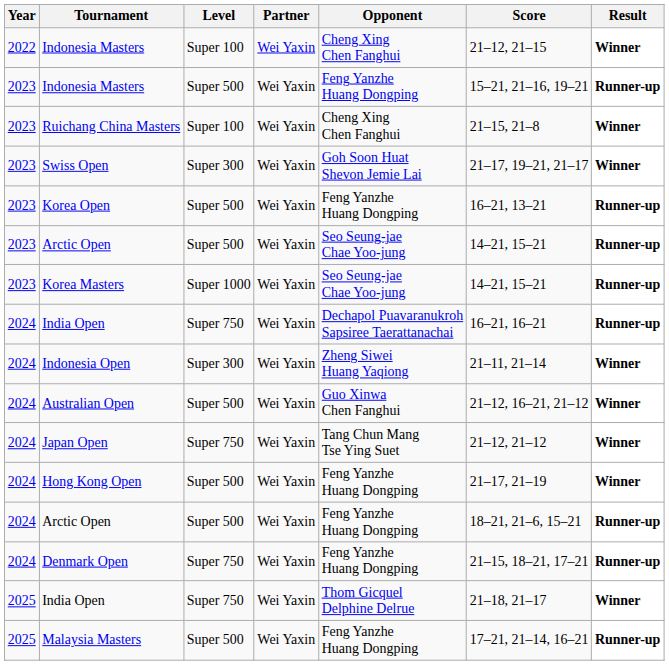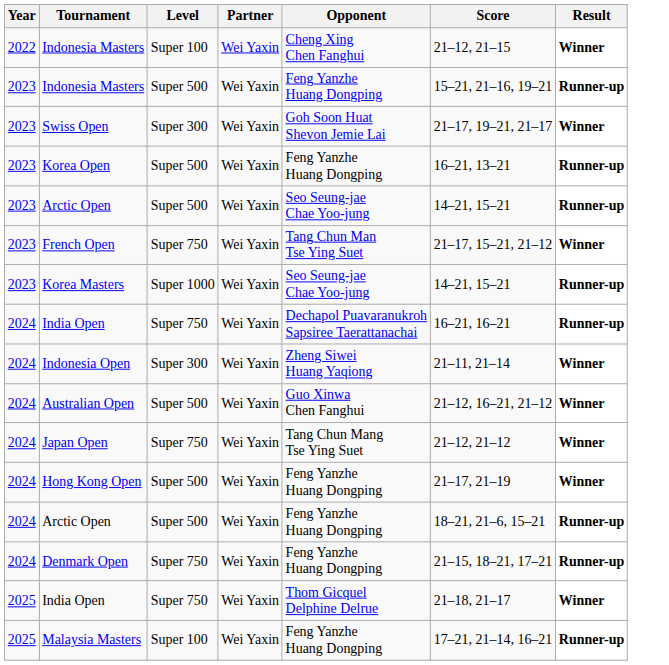- row: (22, 126)
+ row: (22, 245)
(215, 640) Super 500 -> (179, 640) Super 100
